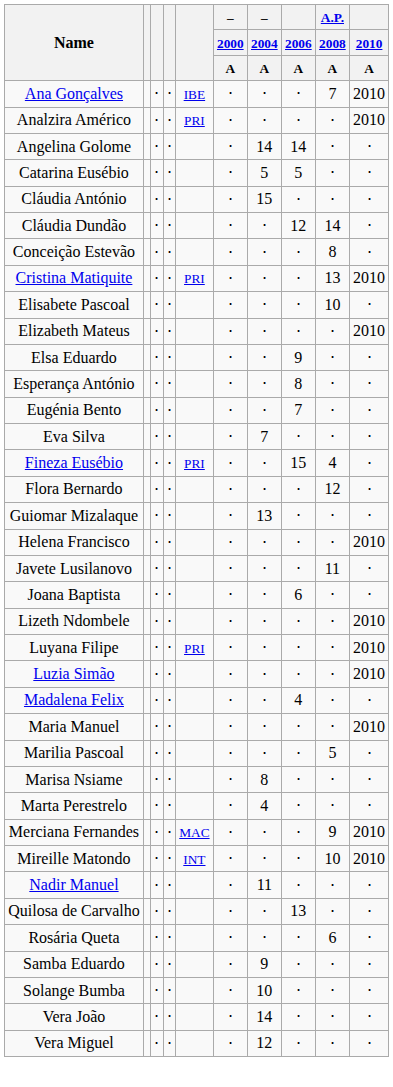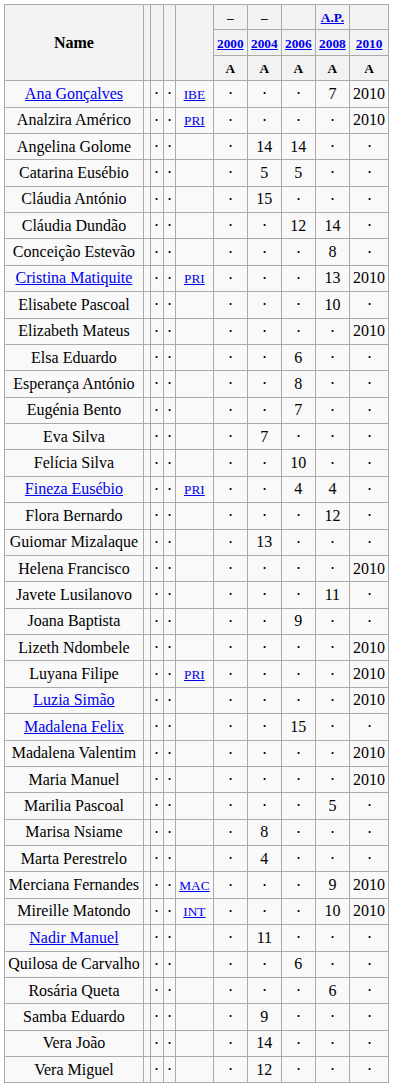(298, 357) 9 -> (298, 357) 6
+ row: (74, 463)
(298, 463) 15 -> (298, 489) 4
(298, 594) 6 -> (298, 621) 9
(298, 700) 4 -> (298, 726) 15
+ row: (74, 753)
(298, 911) 13 -> (298, 964) 6
- row: (74, 990)
